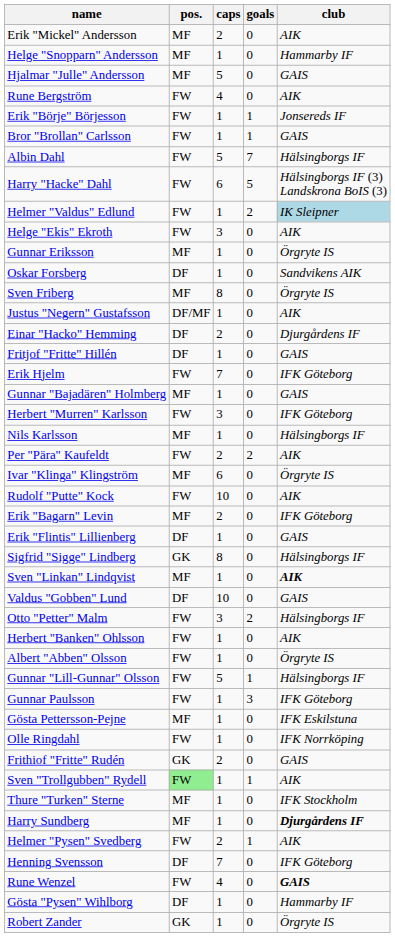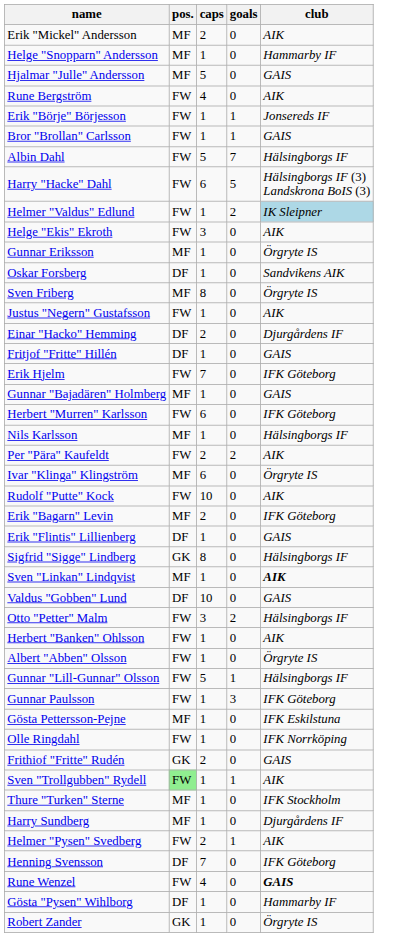(191, 313) DF/MF -> (182, 313) FW
(220, 414) 3 -> (203, 414) 6
(322, 820) bold -> (303, 820) normal
